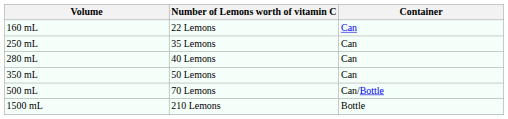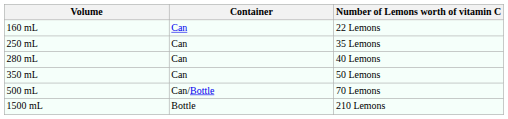columns swapped: (421, 12) <-> (254, 12)
